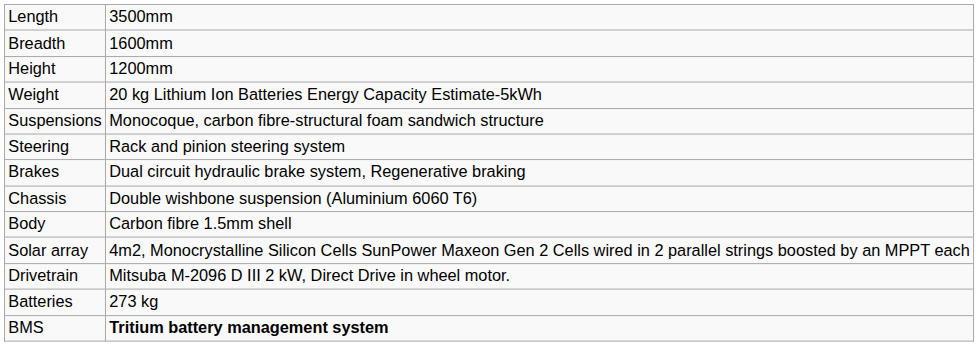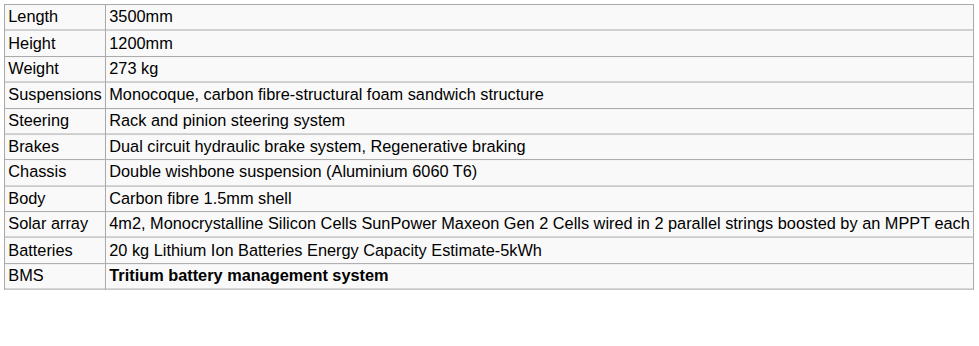- row: (37, 43)
(326, 95) 20 kg Lithium Ion Batteries Energy Capacity Estimate-5kWh -> (134, 69) 273 kg
- row: (43, 276)
(134, 302) 273 kg -> (326, 250) 20 kg Lithium Ion Batteries Energy Capacity Estimate-5kWh
